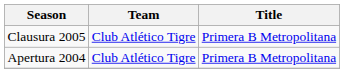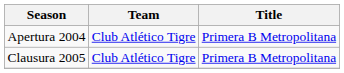rows swapped: (47, 57) <-> (47, 36)
